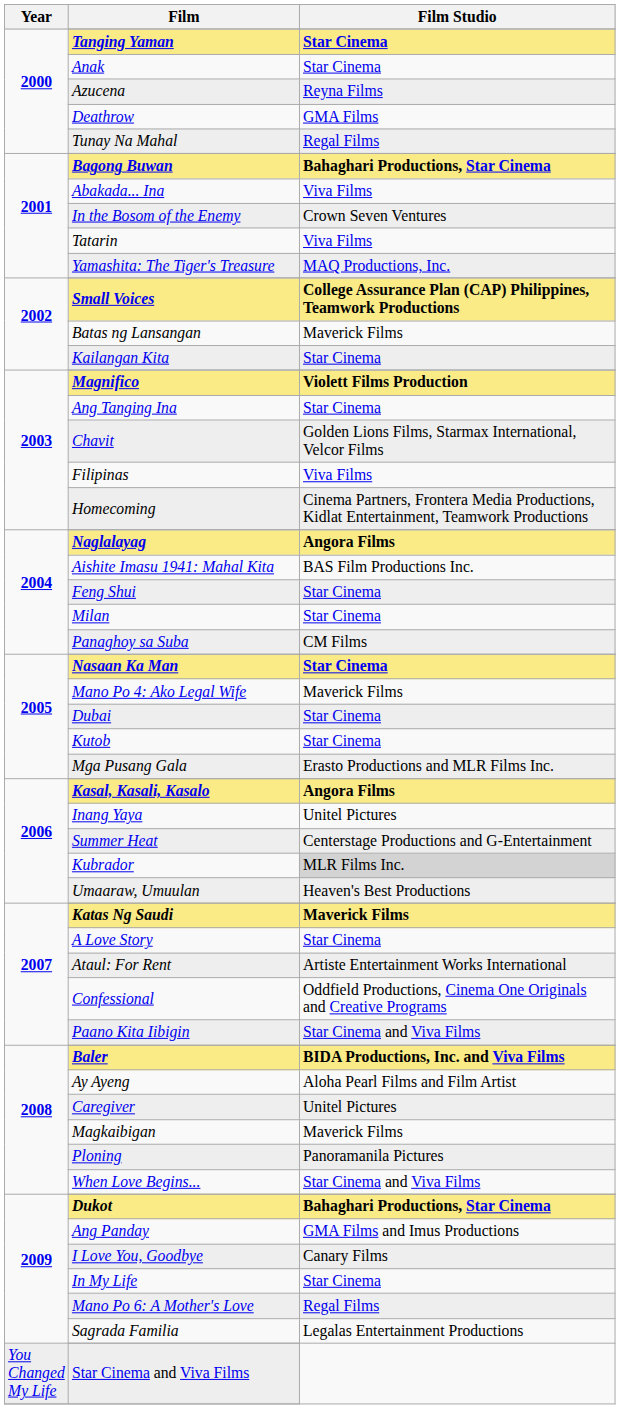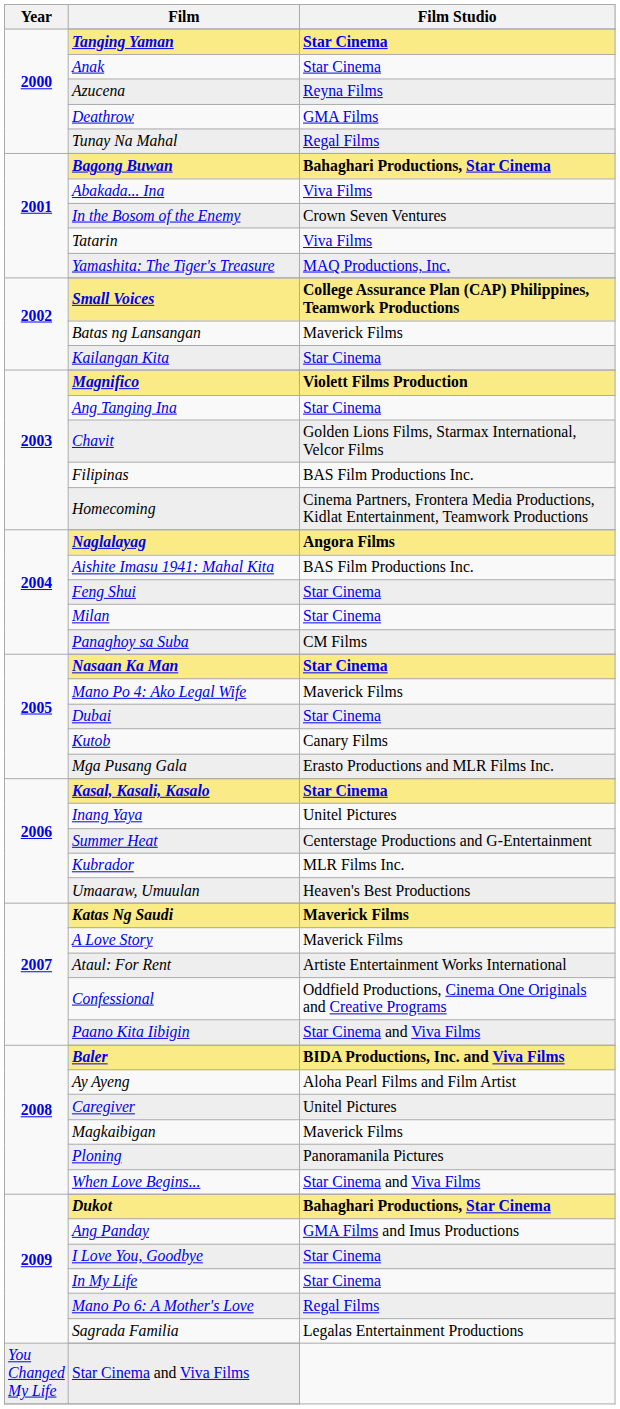(338, 474) Viva Films -> (388, 474) BAS Film Productions Inc.
(342, 741) Star Cinema -> (345, 741) Canary Films
(349, 791) Angora Films -> (345, 791) Star Cinema
(354, 865) lightgrey background -> (354, 865) no background
(342, 940) Star Cinema -> (353, 940) Maverick Films
(345, 1256) Canary Films -> (342, 1256) Star Cinema
